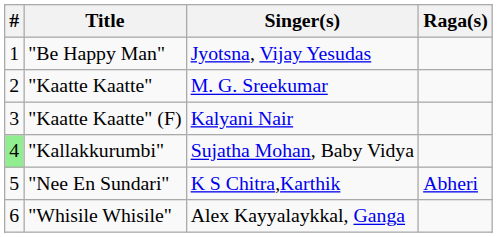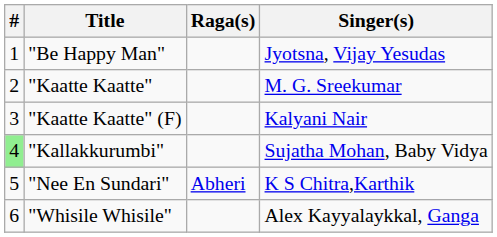columns swapped: (302, 20) <-> (456, 20)
